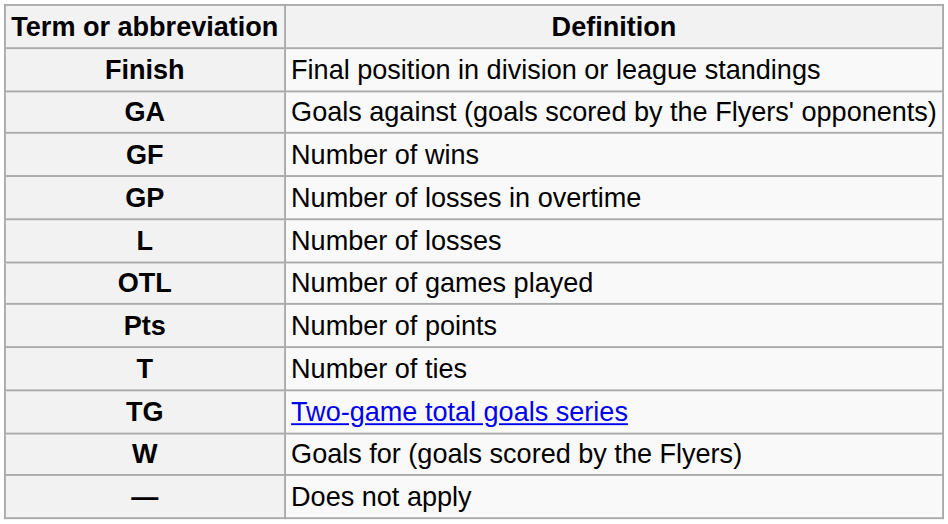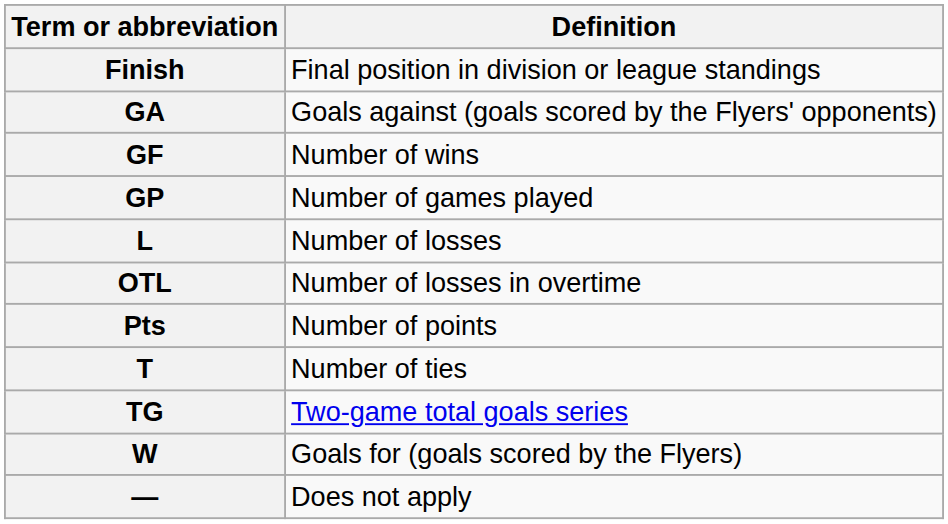(466, 198) Number of losses in overtime -> (442, 198) Number of games played
(442, 283) Number of games played -> (466, 283) Number of losses in overtime
